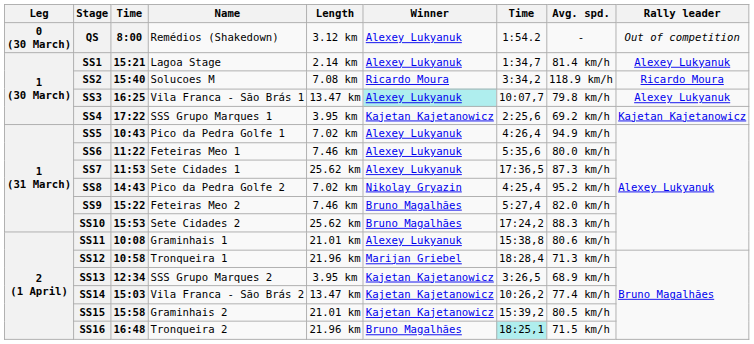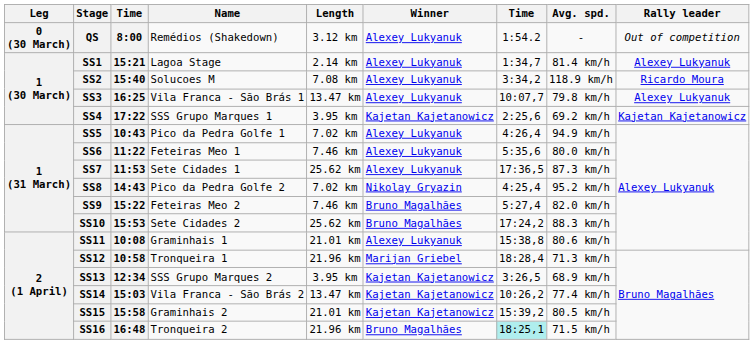(407, 79) Ricardo Moura -> (414, 79) Alexey Lukyanuk
(414, 97) paleturquoise background -> (414, 97) no background
